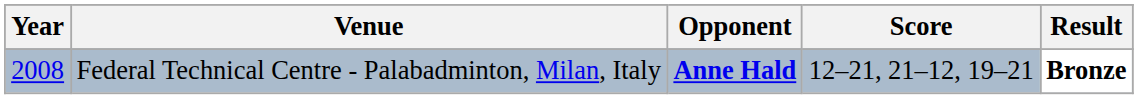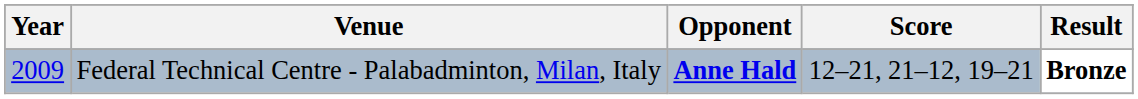(38, 70) 2008 -> (38, 70) 2009
